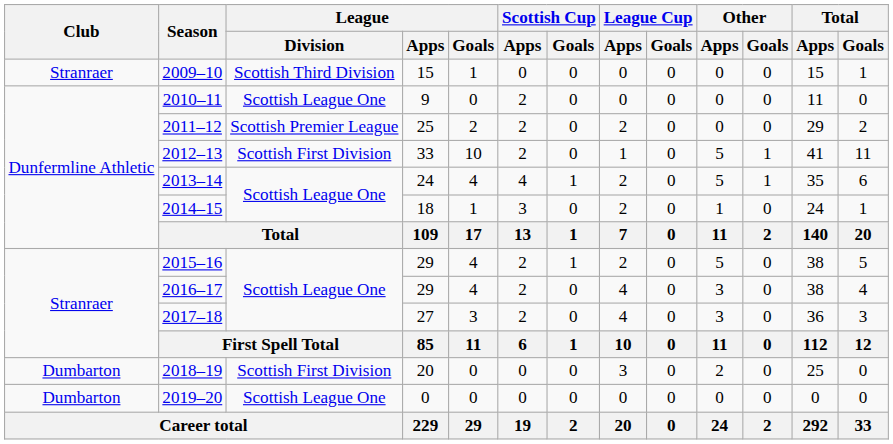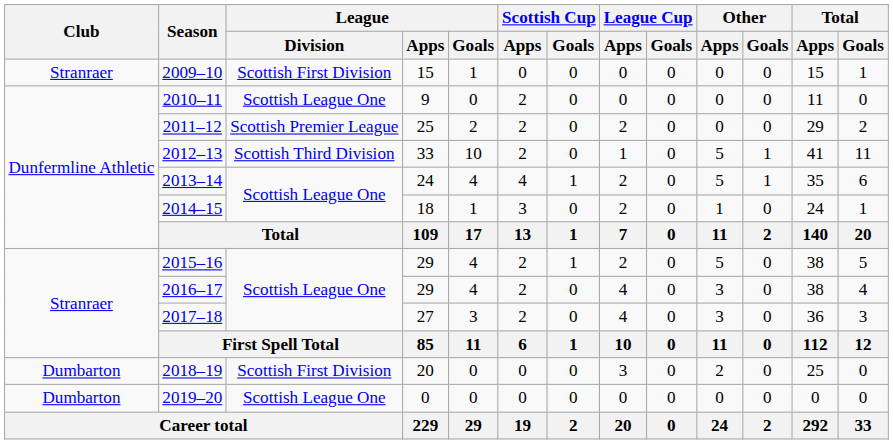(314, 72) Scottish Third Division -> (314, 72) Scottish First Division
(314, 153) Scottish First Division -> (314, 153) Scottish Third Division
